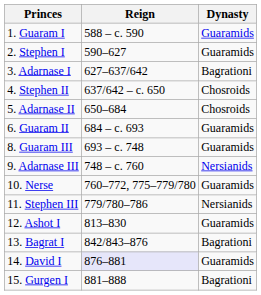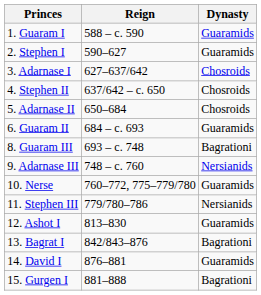(227, 71) Bagrationi -> (226, 71) Chosroids
(228, 147) Guaramids -> (227, 147) Bagrationi
(105, 261) lavender background -> (105, 261) no background
